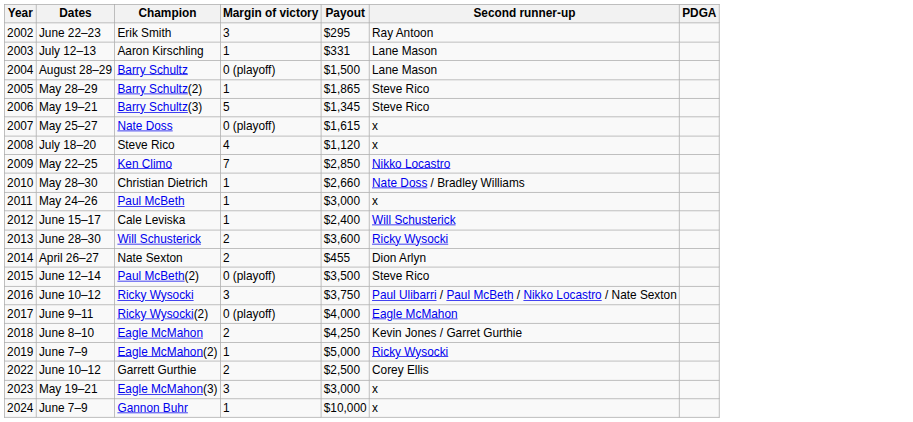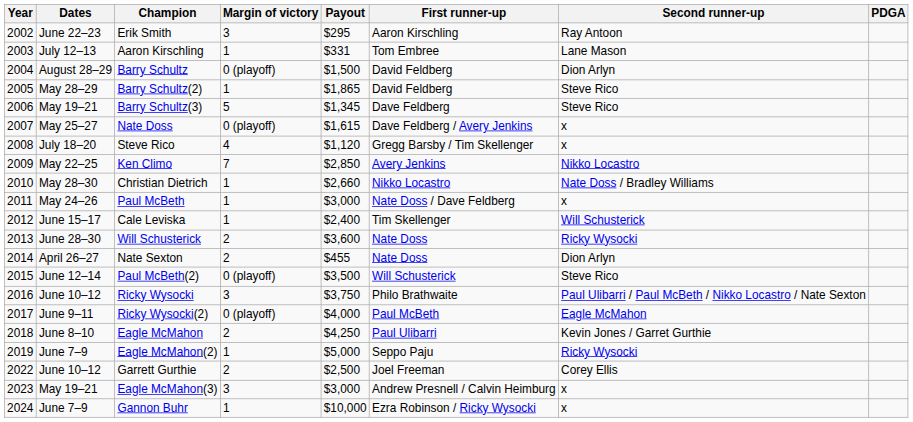+ column: (464, 13)
(405, 70) Lane Mason -> (588, 70) Dion Arlyn
